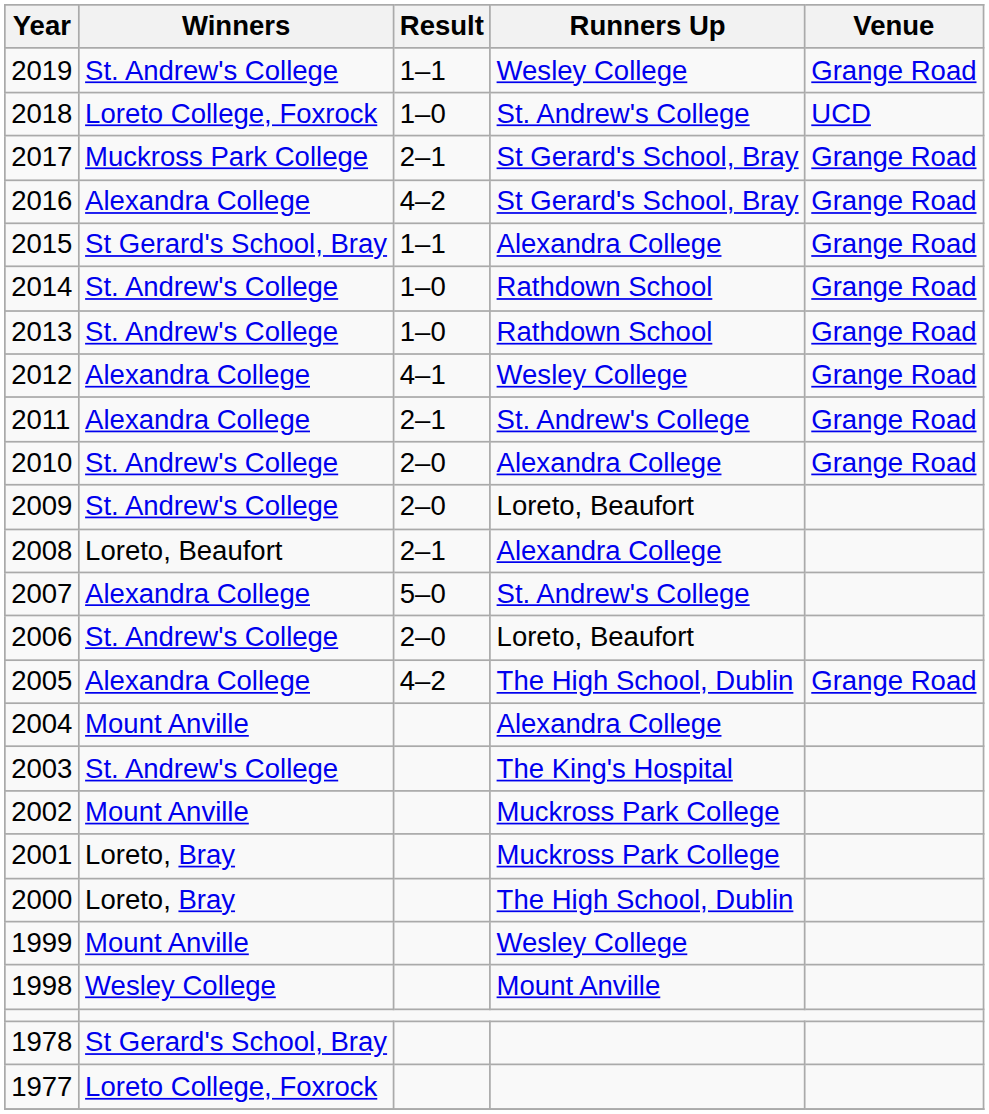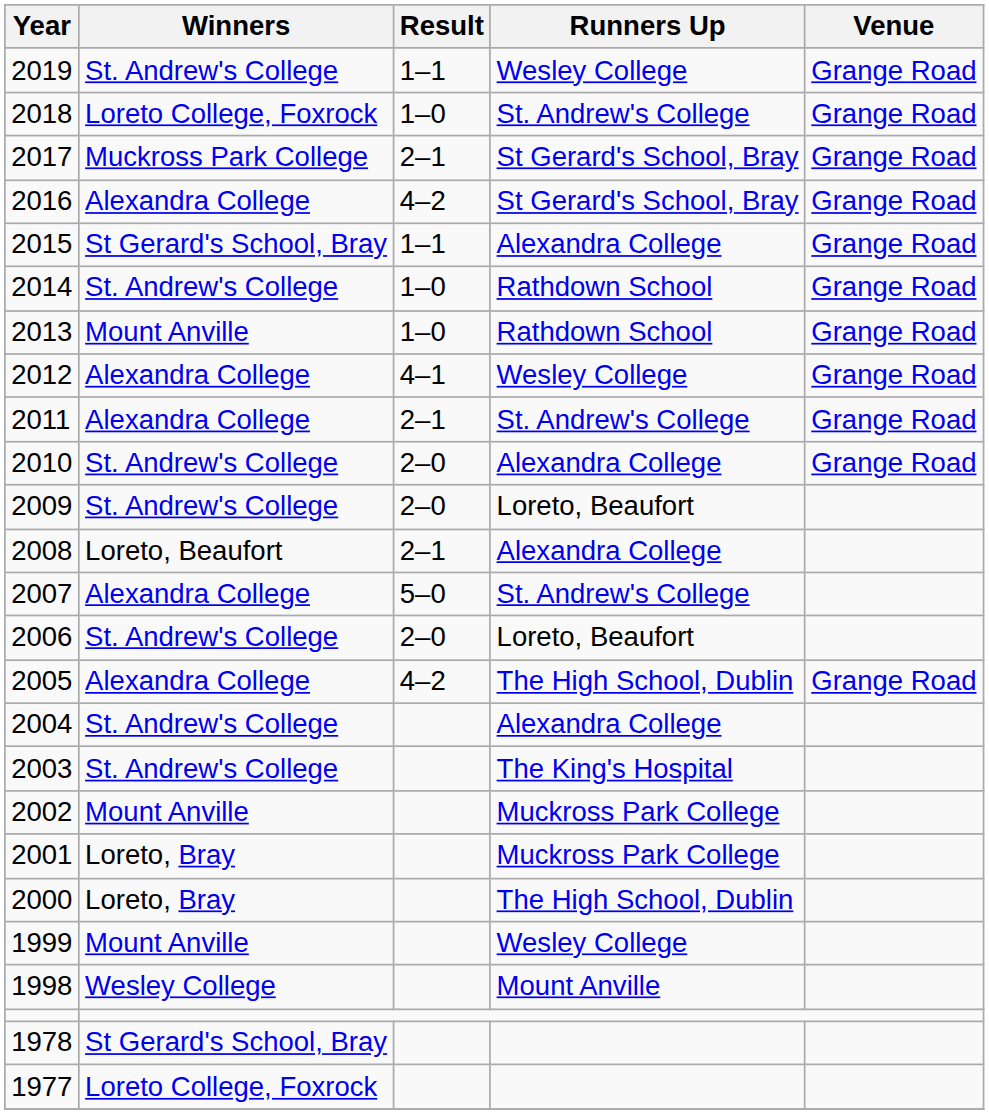(841, 113) UCD -> (894, 113) Grange Road
(212, 331) St. Andrew's College -> (167, 331) Mount Anville
(167, 724) Mount Anville -> (212, 724) St. Andrew's College
